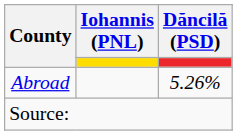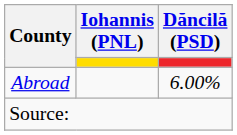(195, 82) 5.26% -> (195, 82) 6.00%
